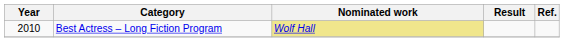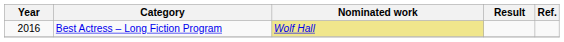(29, 28) 2010 -> (29, 28) 2016
